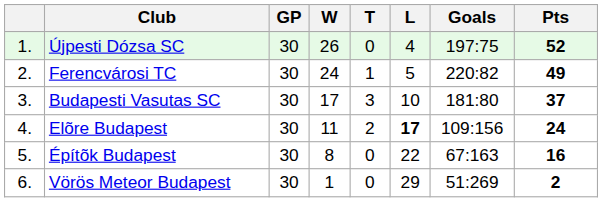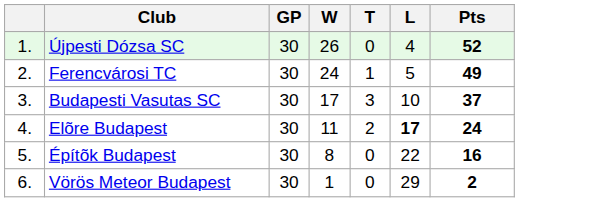- column: (472, 18)
